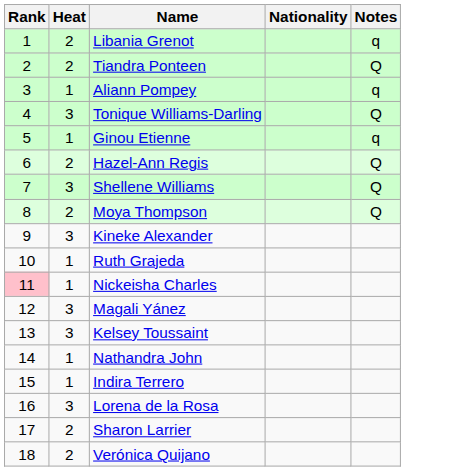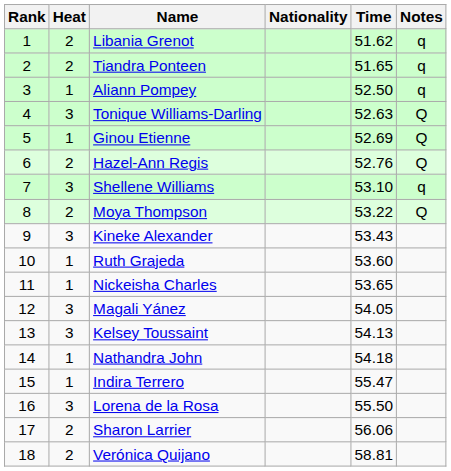+ column: (374, 17)
(376, 65) Q -> (421, 65) q
(376, 138) q -> (421, 138) Q
(376, 187) Q -> (421, 187) q
(27, 284) pink background -> (27, 284) no background
